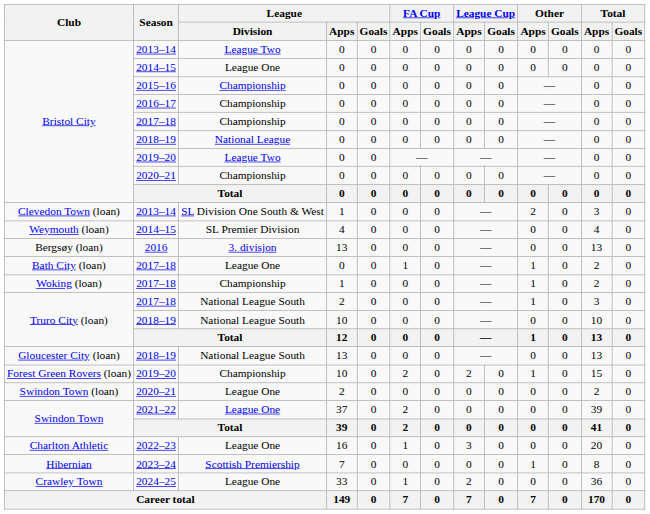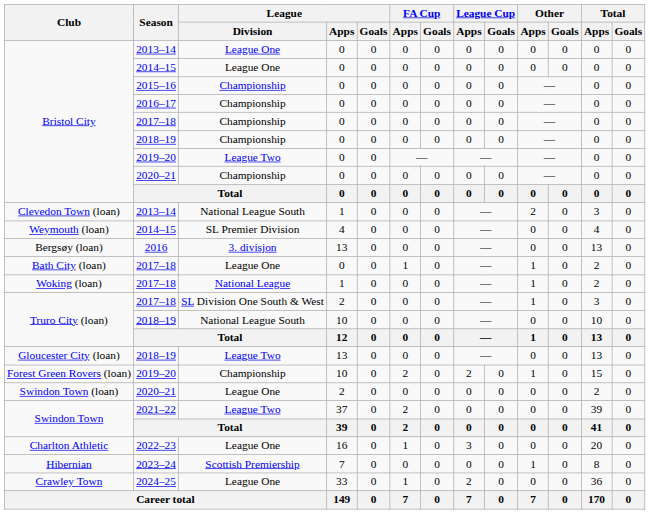(253, 49) League Two -> (253, 49) League One
(253, 139) National League -> (253, 139) Championship
(253, 211) SL Division One South & West -> (253, 211) National League South
(253, 283) Championship -> (253, 283) National League
(253, 301) National League South -> (253, 301) SL Division One South & West
(253, 355) National League South -> (253, 355) League Two
(253, 409) League One -> (253, 409) League Two
